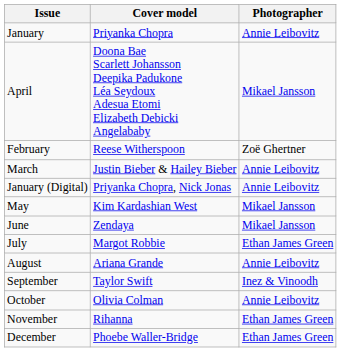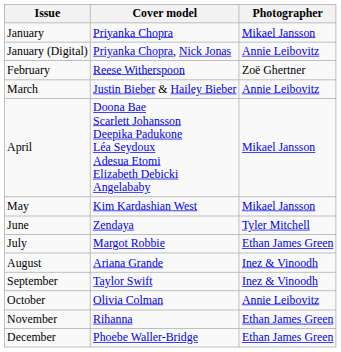(281, 32) Annie Leibovitz -> (279, 32) Mikael Jansson
rows swapped: (47, 187) <-> (20, 91)
(279, 225) Mikael Jansson -> (276, 225) Tyler Mitchell
(281, 262) Annie Leibovitz -> (280, 262) Inez & Vinoodh
